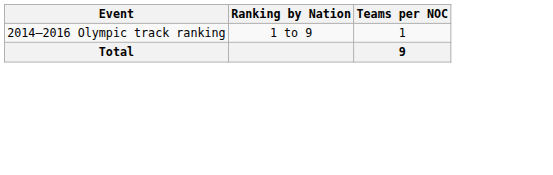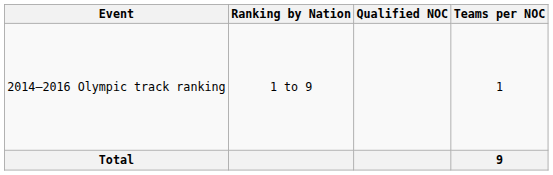+ column: (402, 14)
